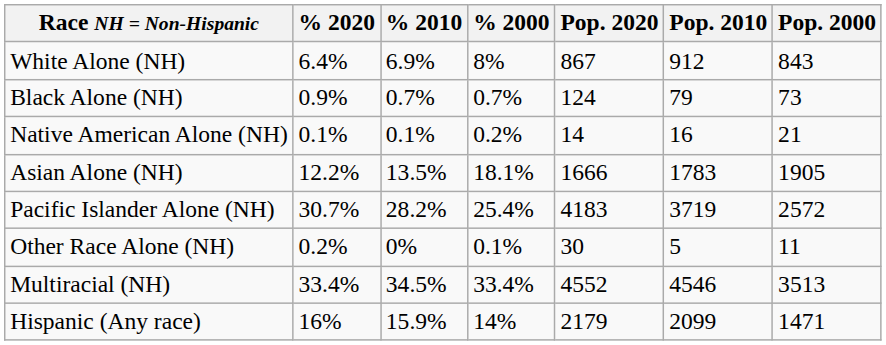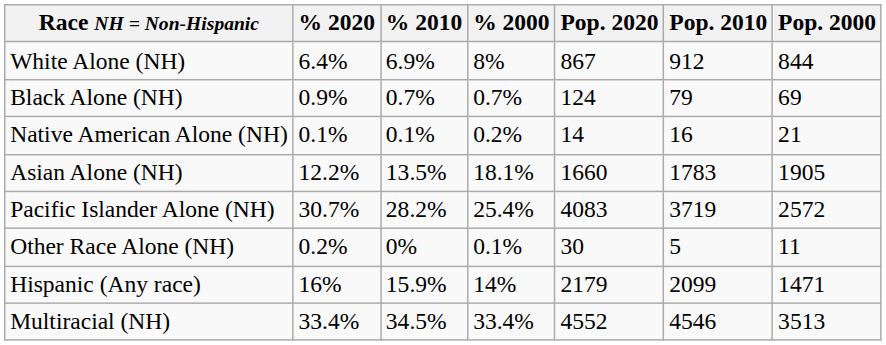(796, 60) 843 -> (796, 60) 844
(790, 97) 73 -> (790, 97) 69
(584, 172) 1666 -> (584, 172) 1660
(584, 209) 4183 -> (584, 209) 4083
rows swapped: (90, 284) <-> (105, 321)
